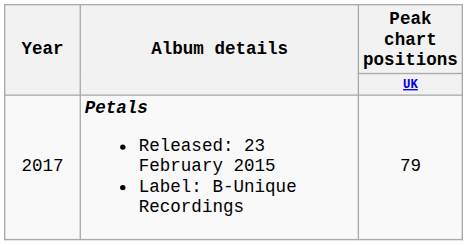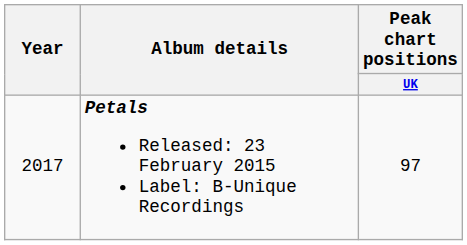(410, 167) 79 -> (410, 167) 97
